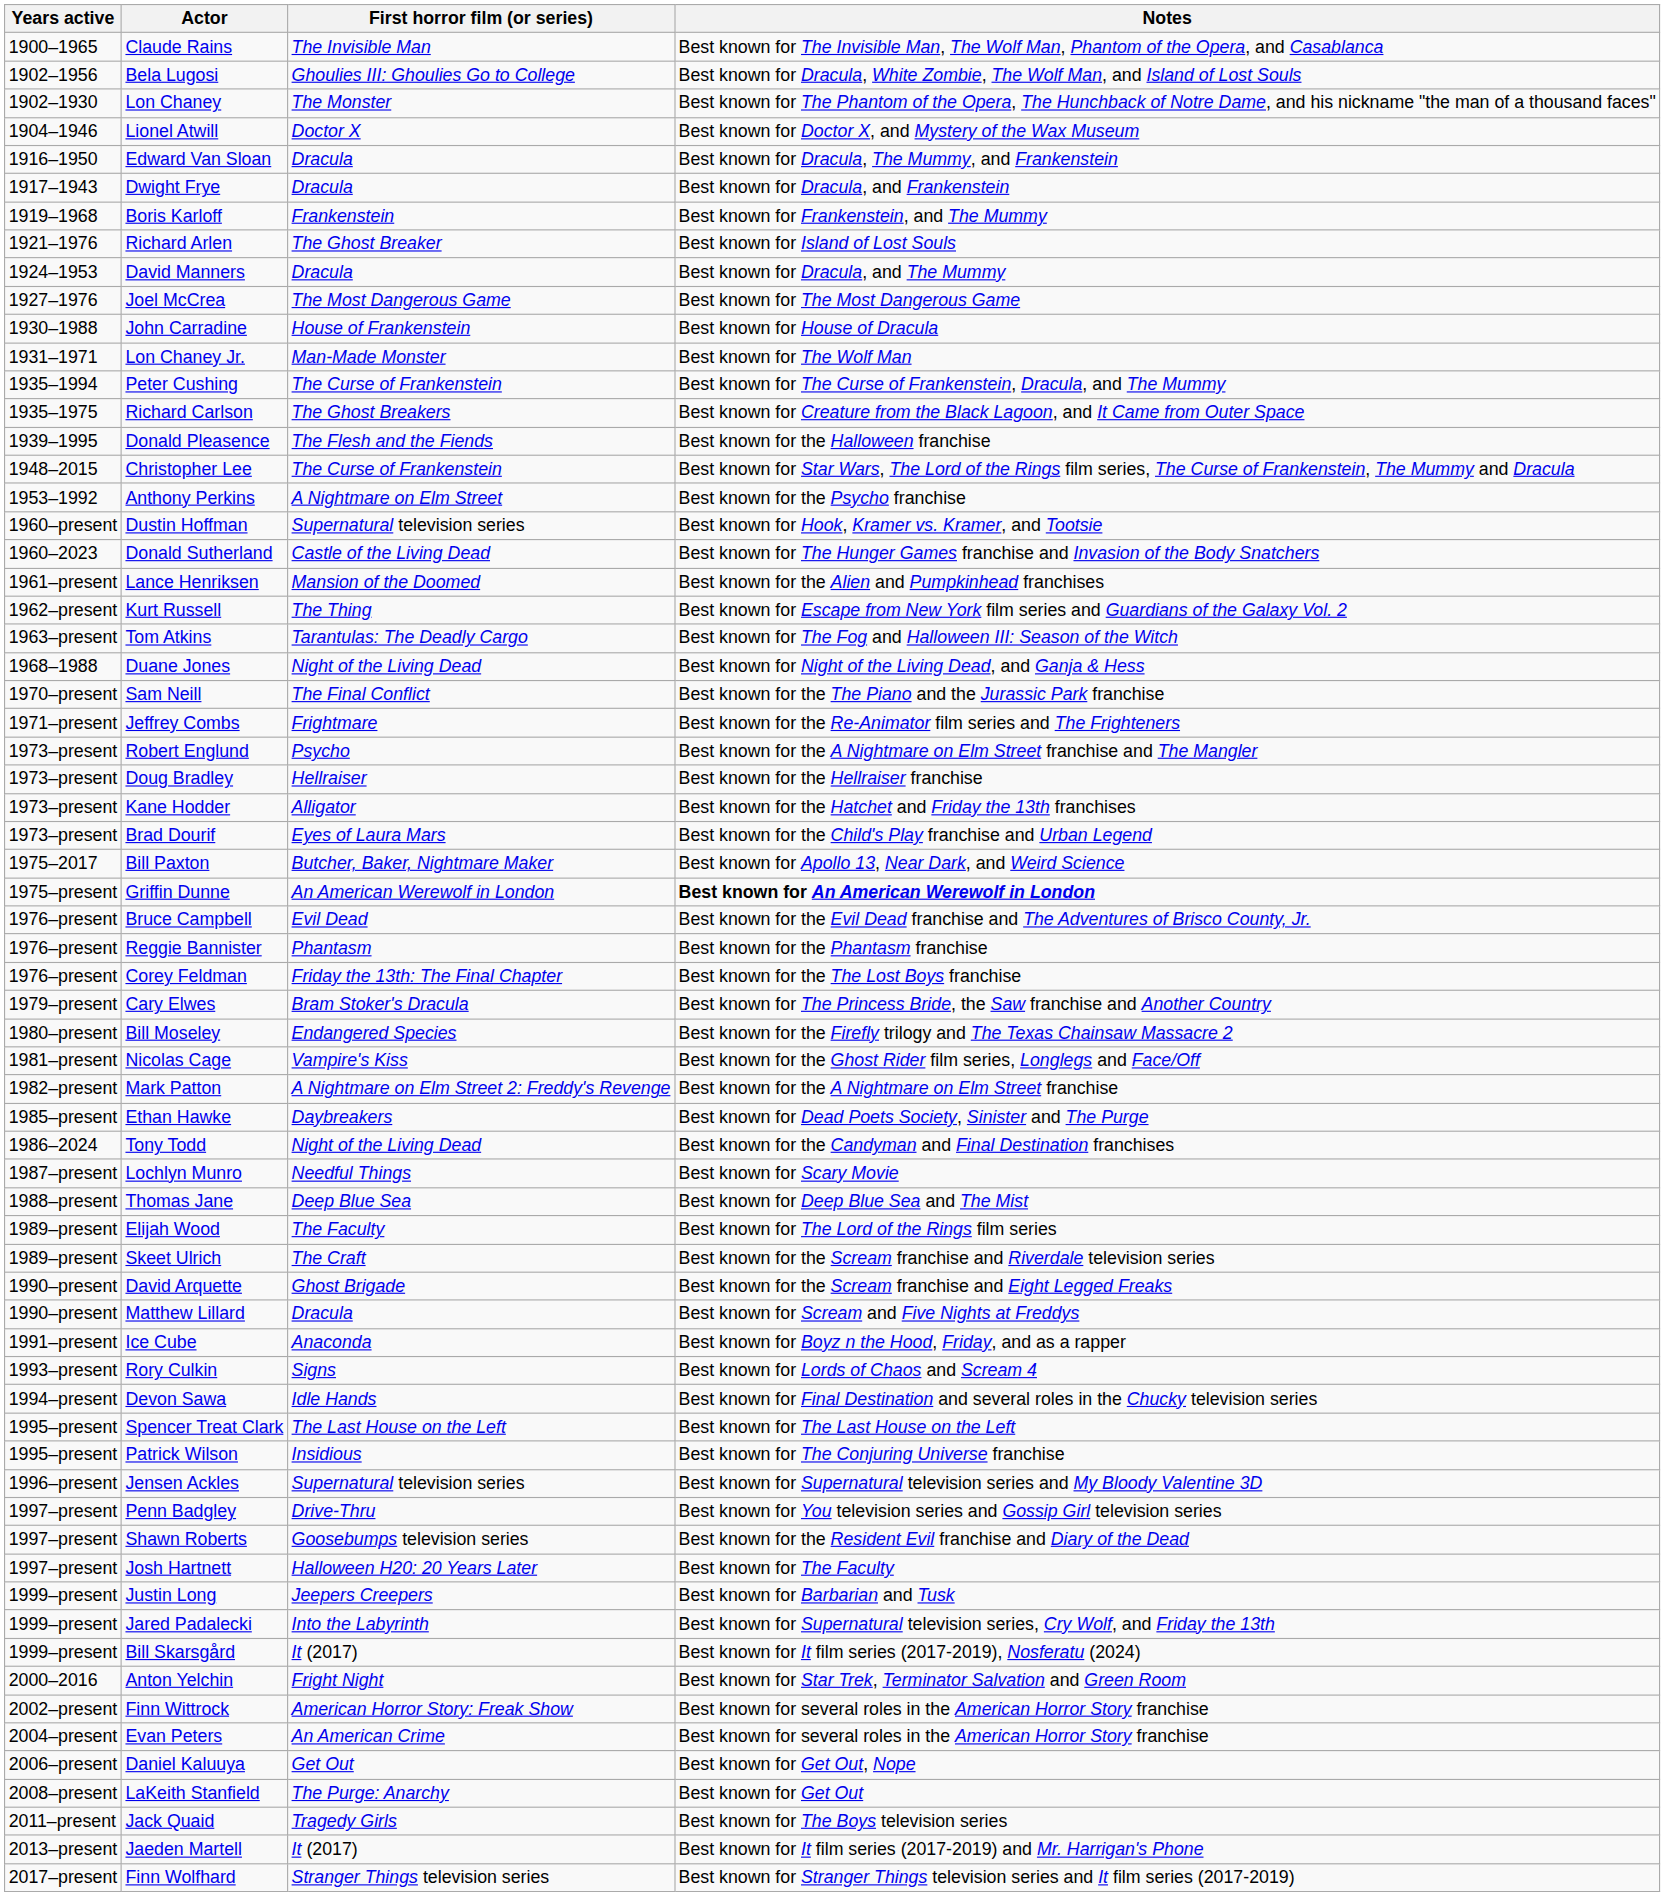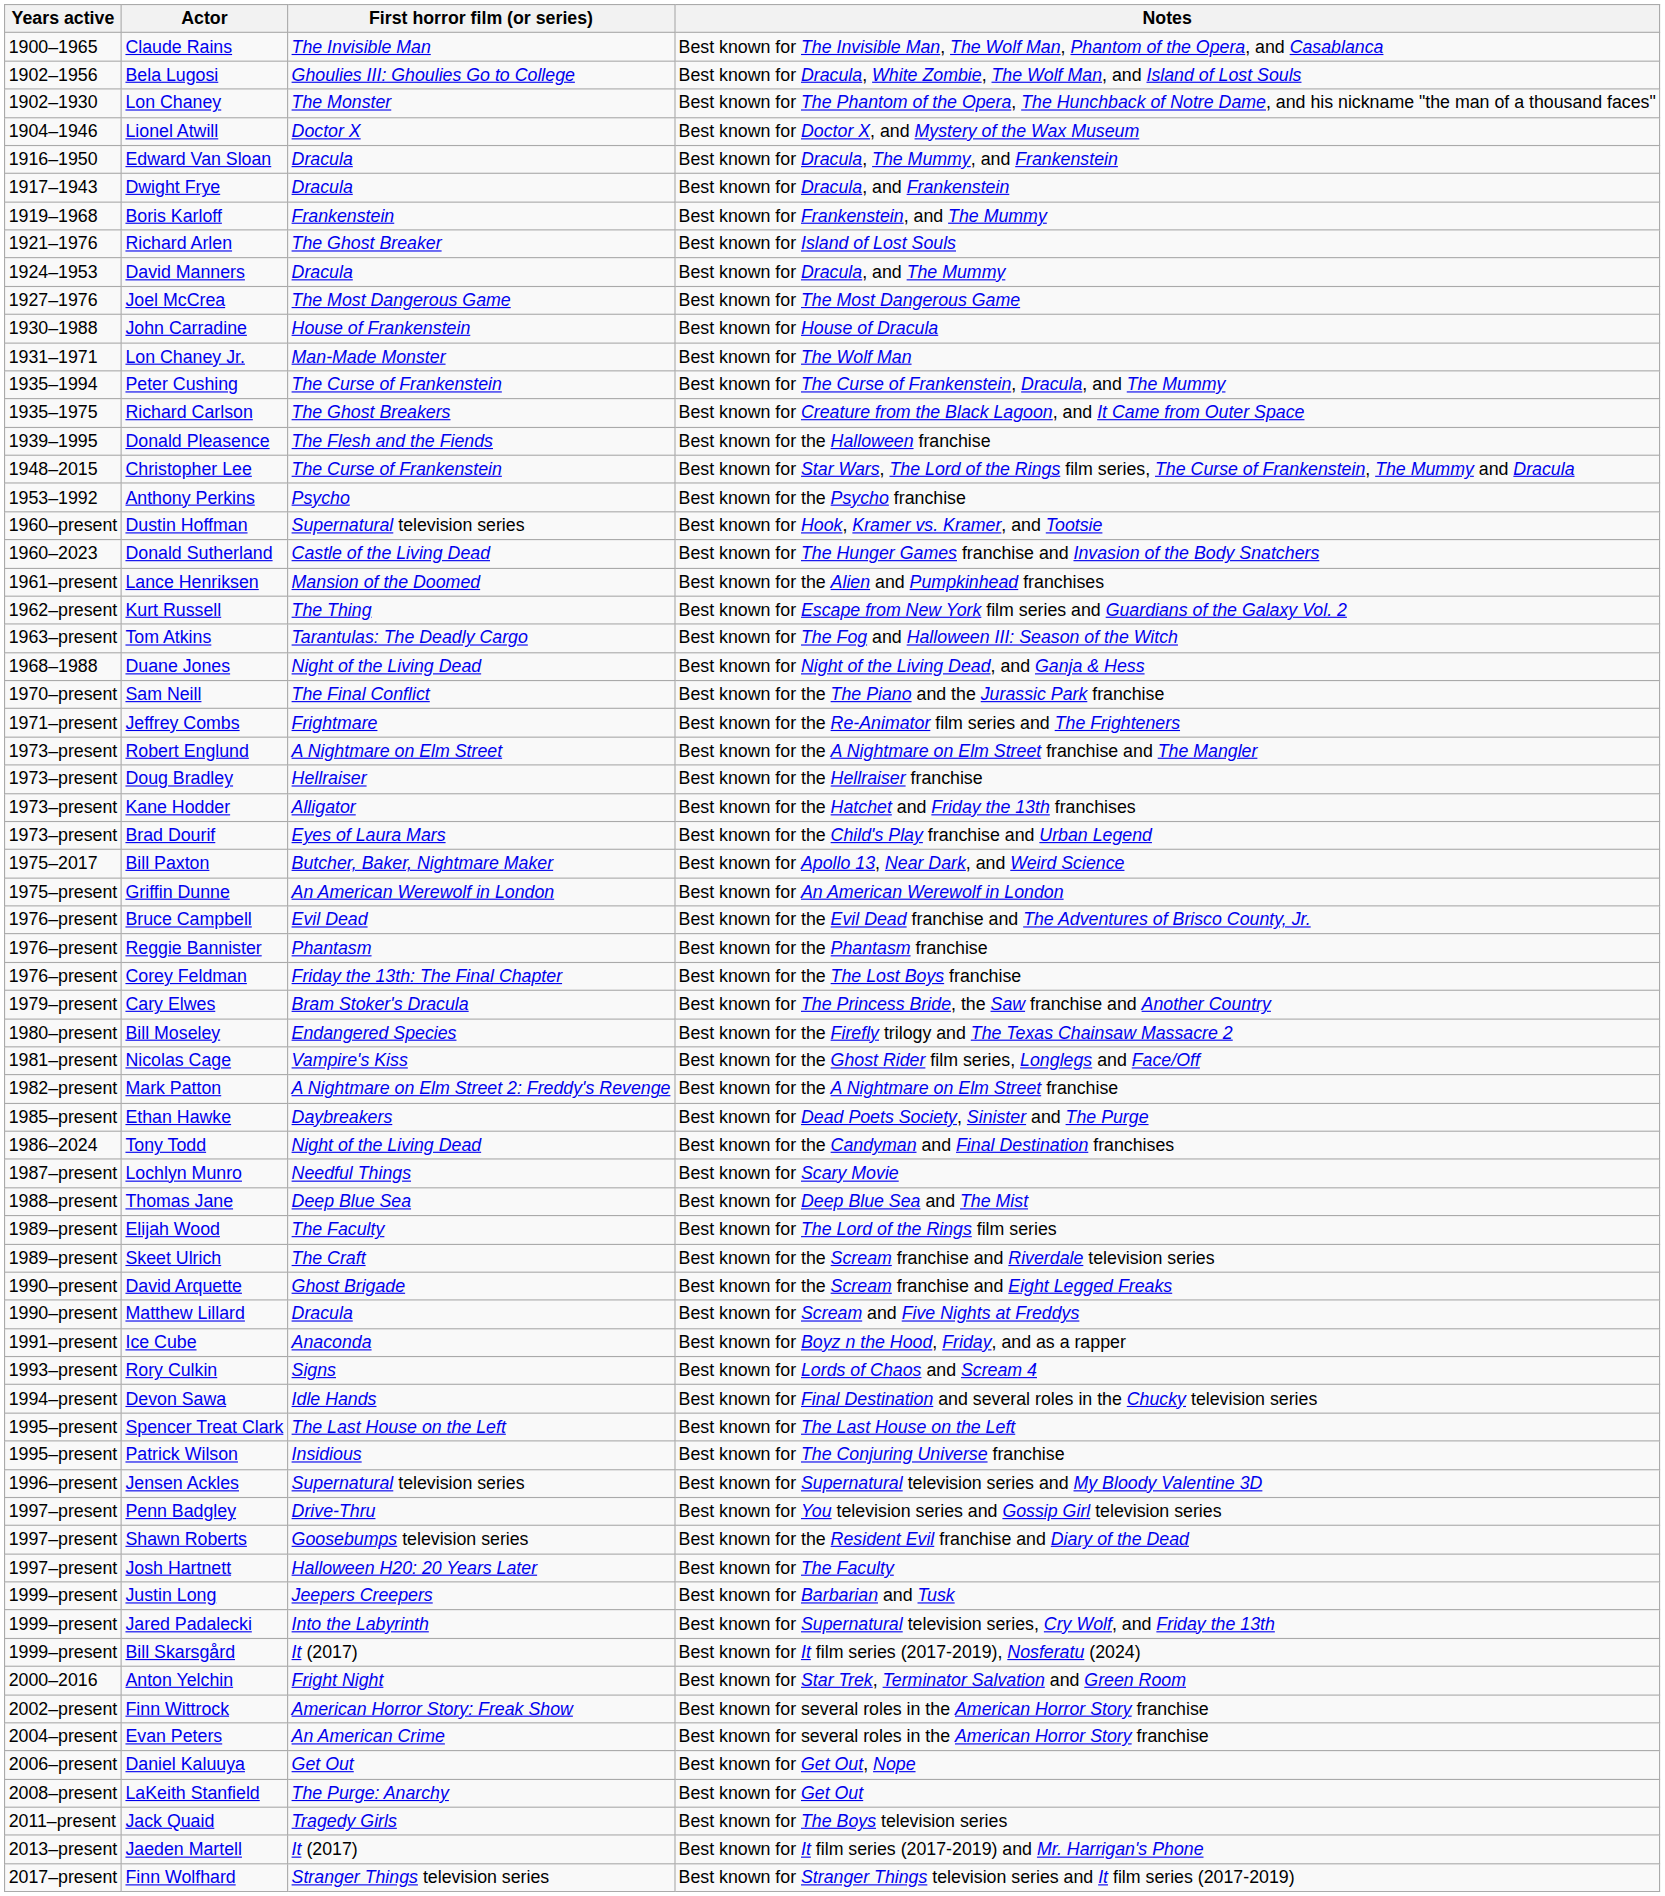(397, 497) A Nightmare on Elm Street -> (321, 497) Psycho
(321, 750) Psycho -> (397, 750) A Nightmare on Elm Street
(887, 891) bold -> (871, 891) normal
